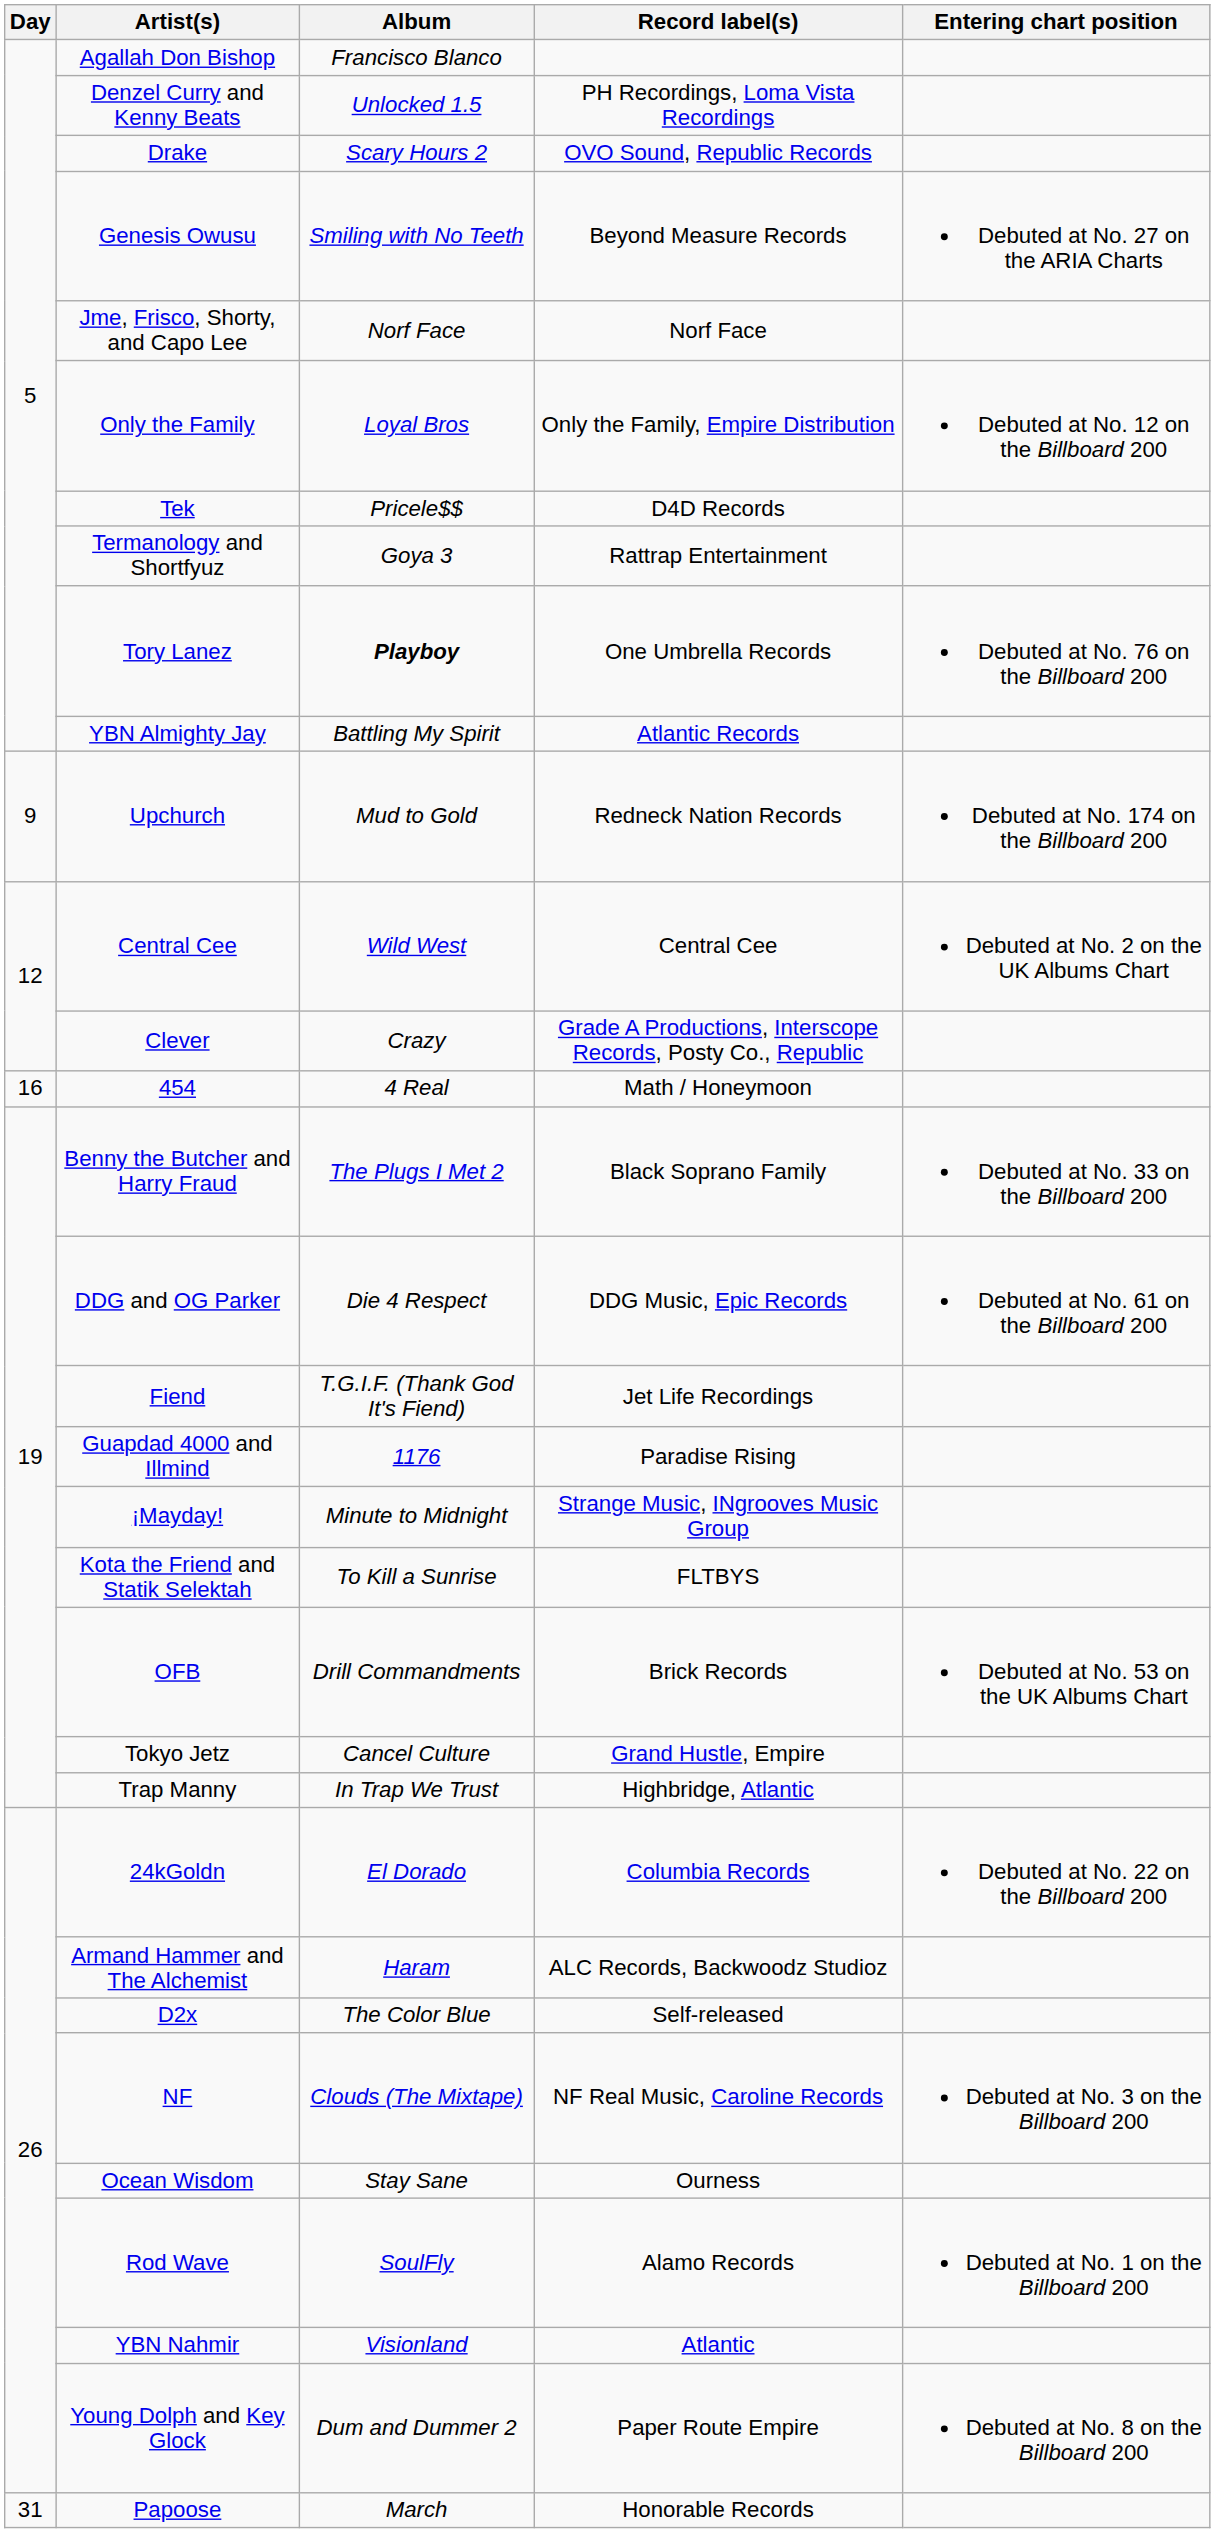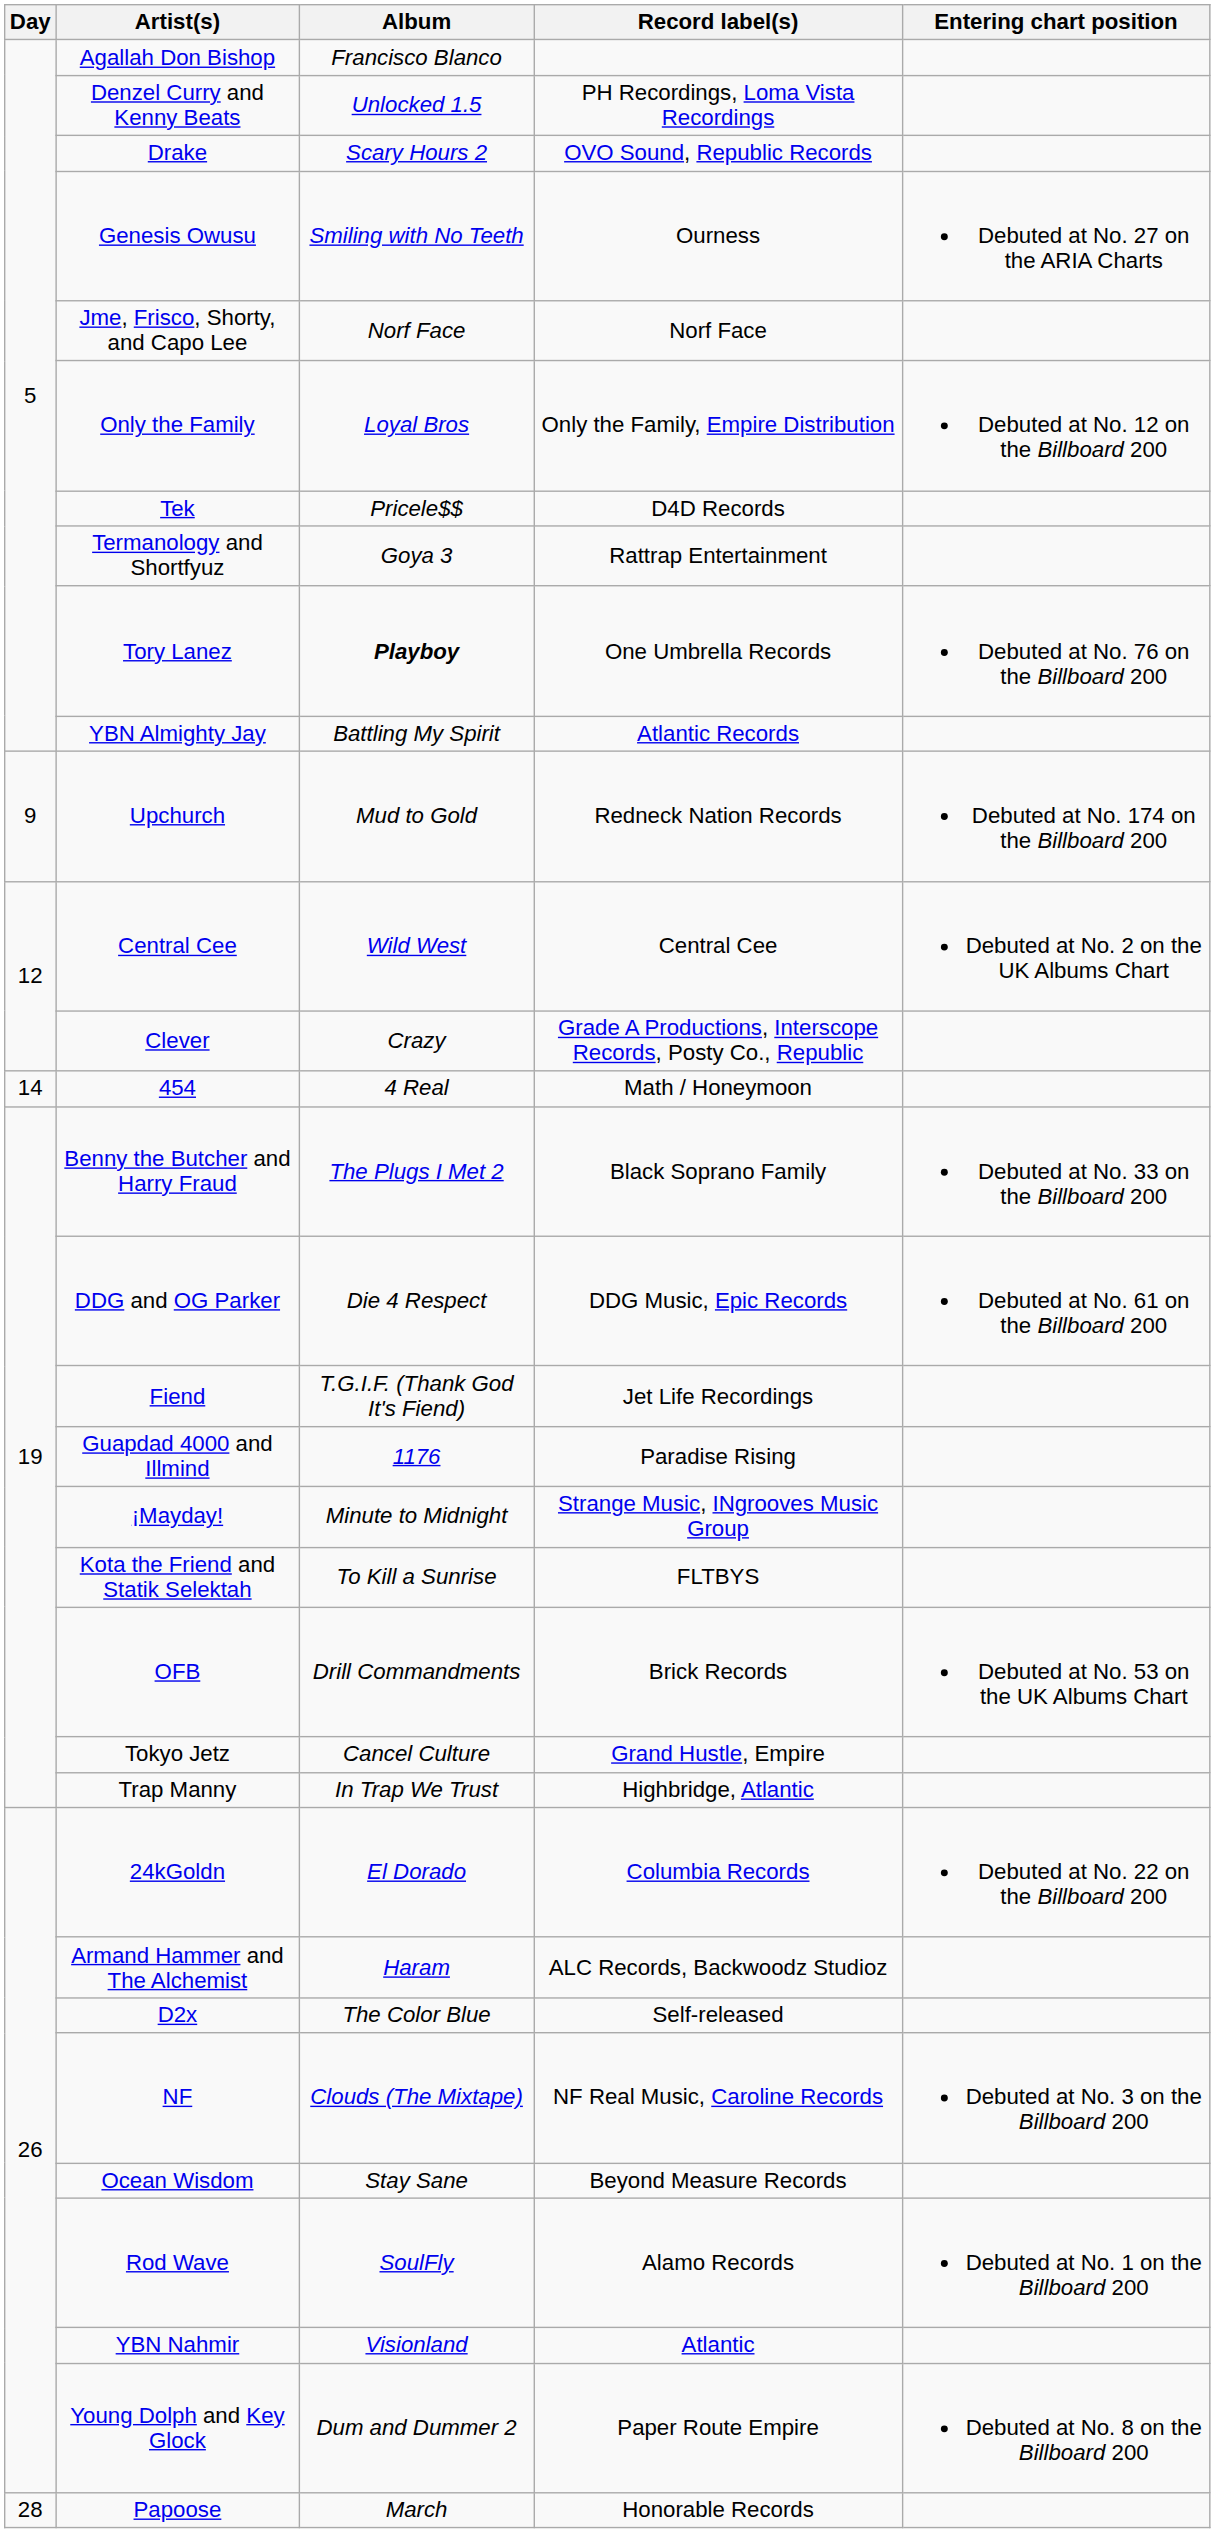(718, 235) Beyond Measure Records -> (718, 235) Ourness
(30, 1088) 16 -> (30, 1088) 14
(718, 2180) Ourness -> (718, 2180) Beyond Measure Records
(30, 2510) 31 -> (30, 2510) 28
